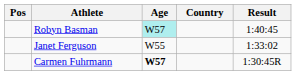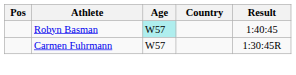- row: (65, 45)
(155, 62) bold -> (155, 45) normal
